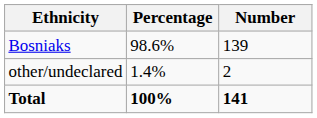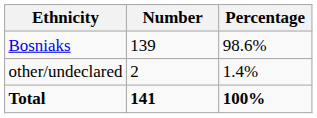columns swapped: (265, 17) <-> (173, 17)
